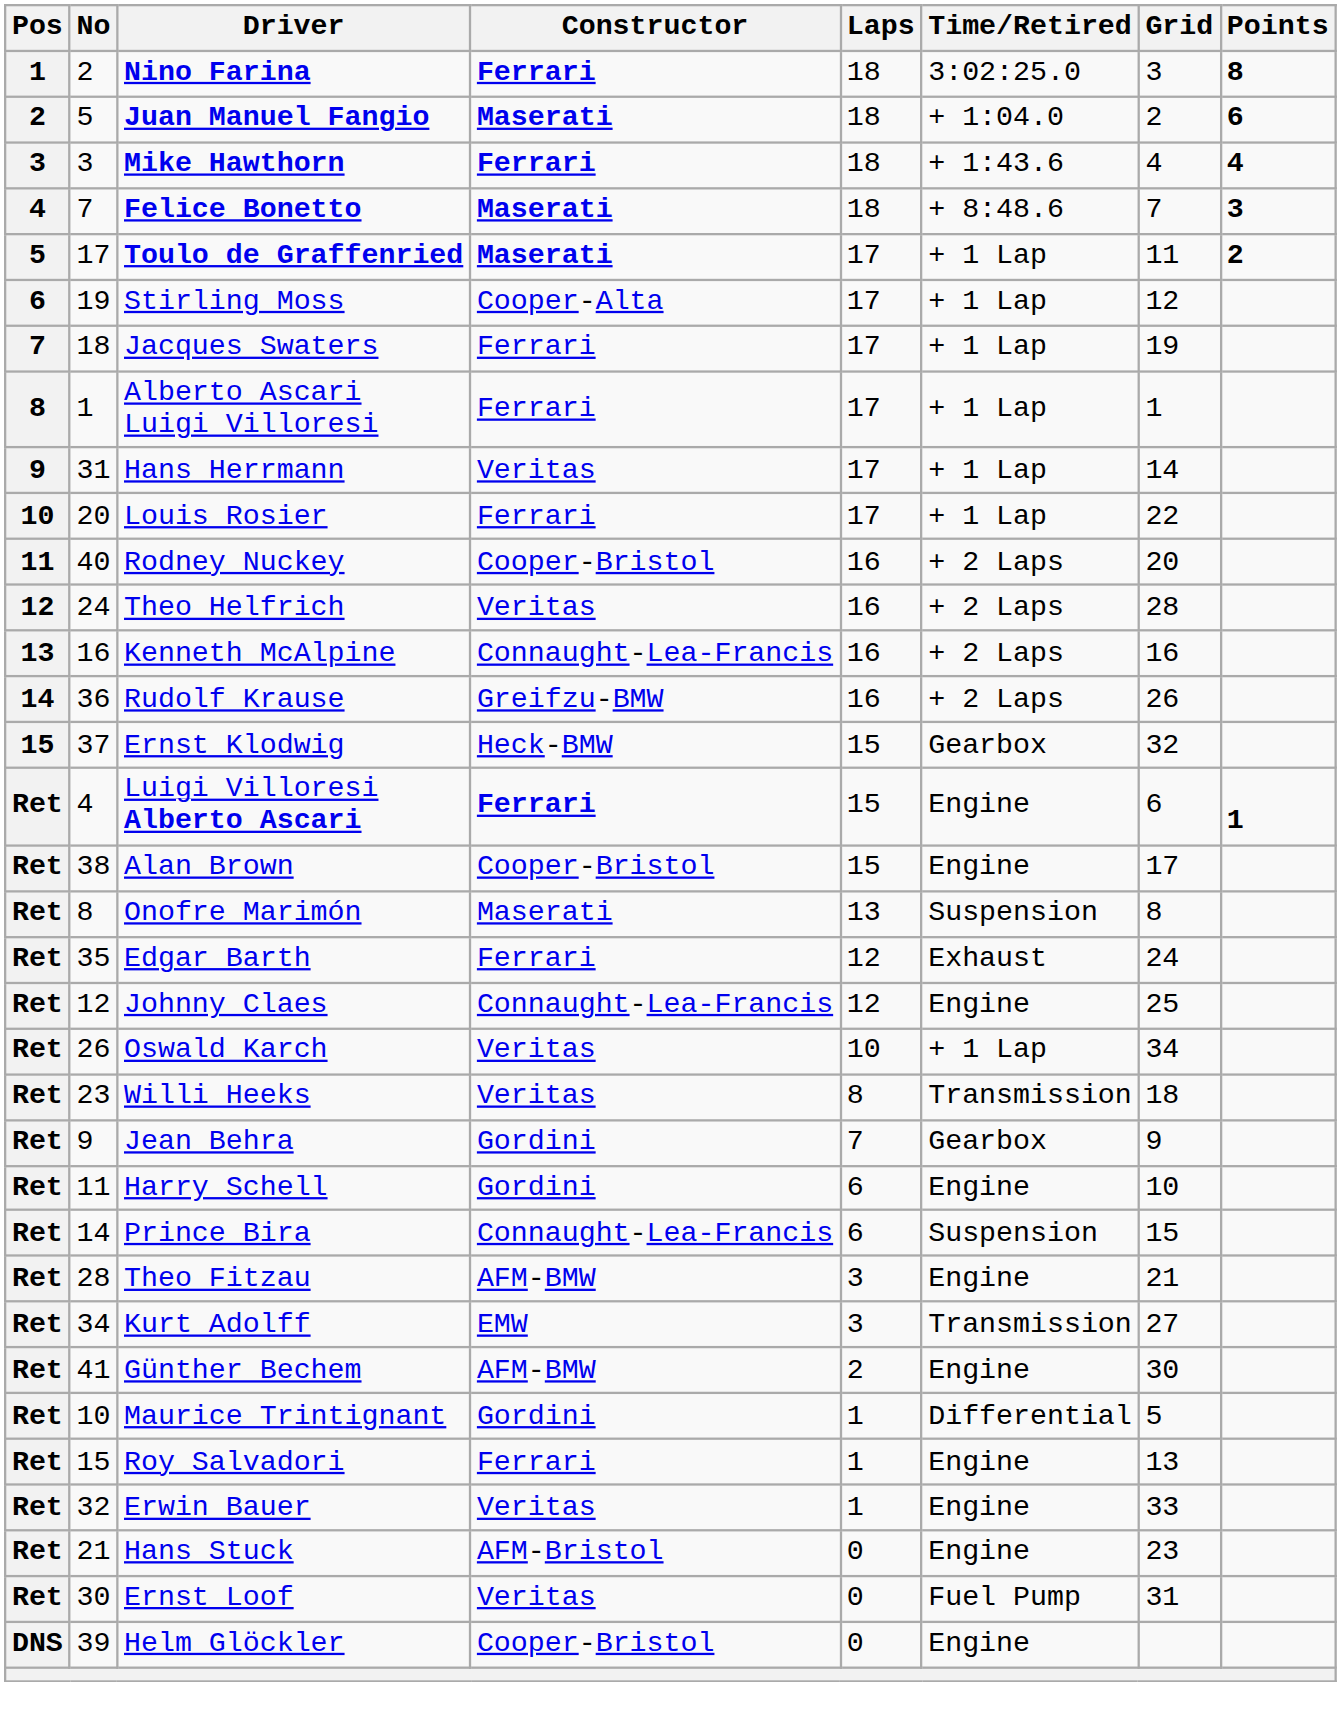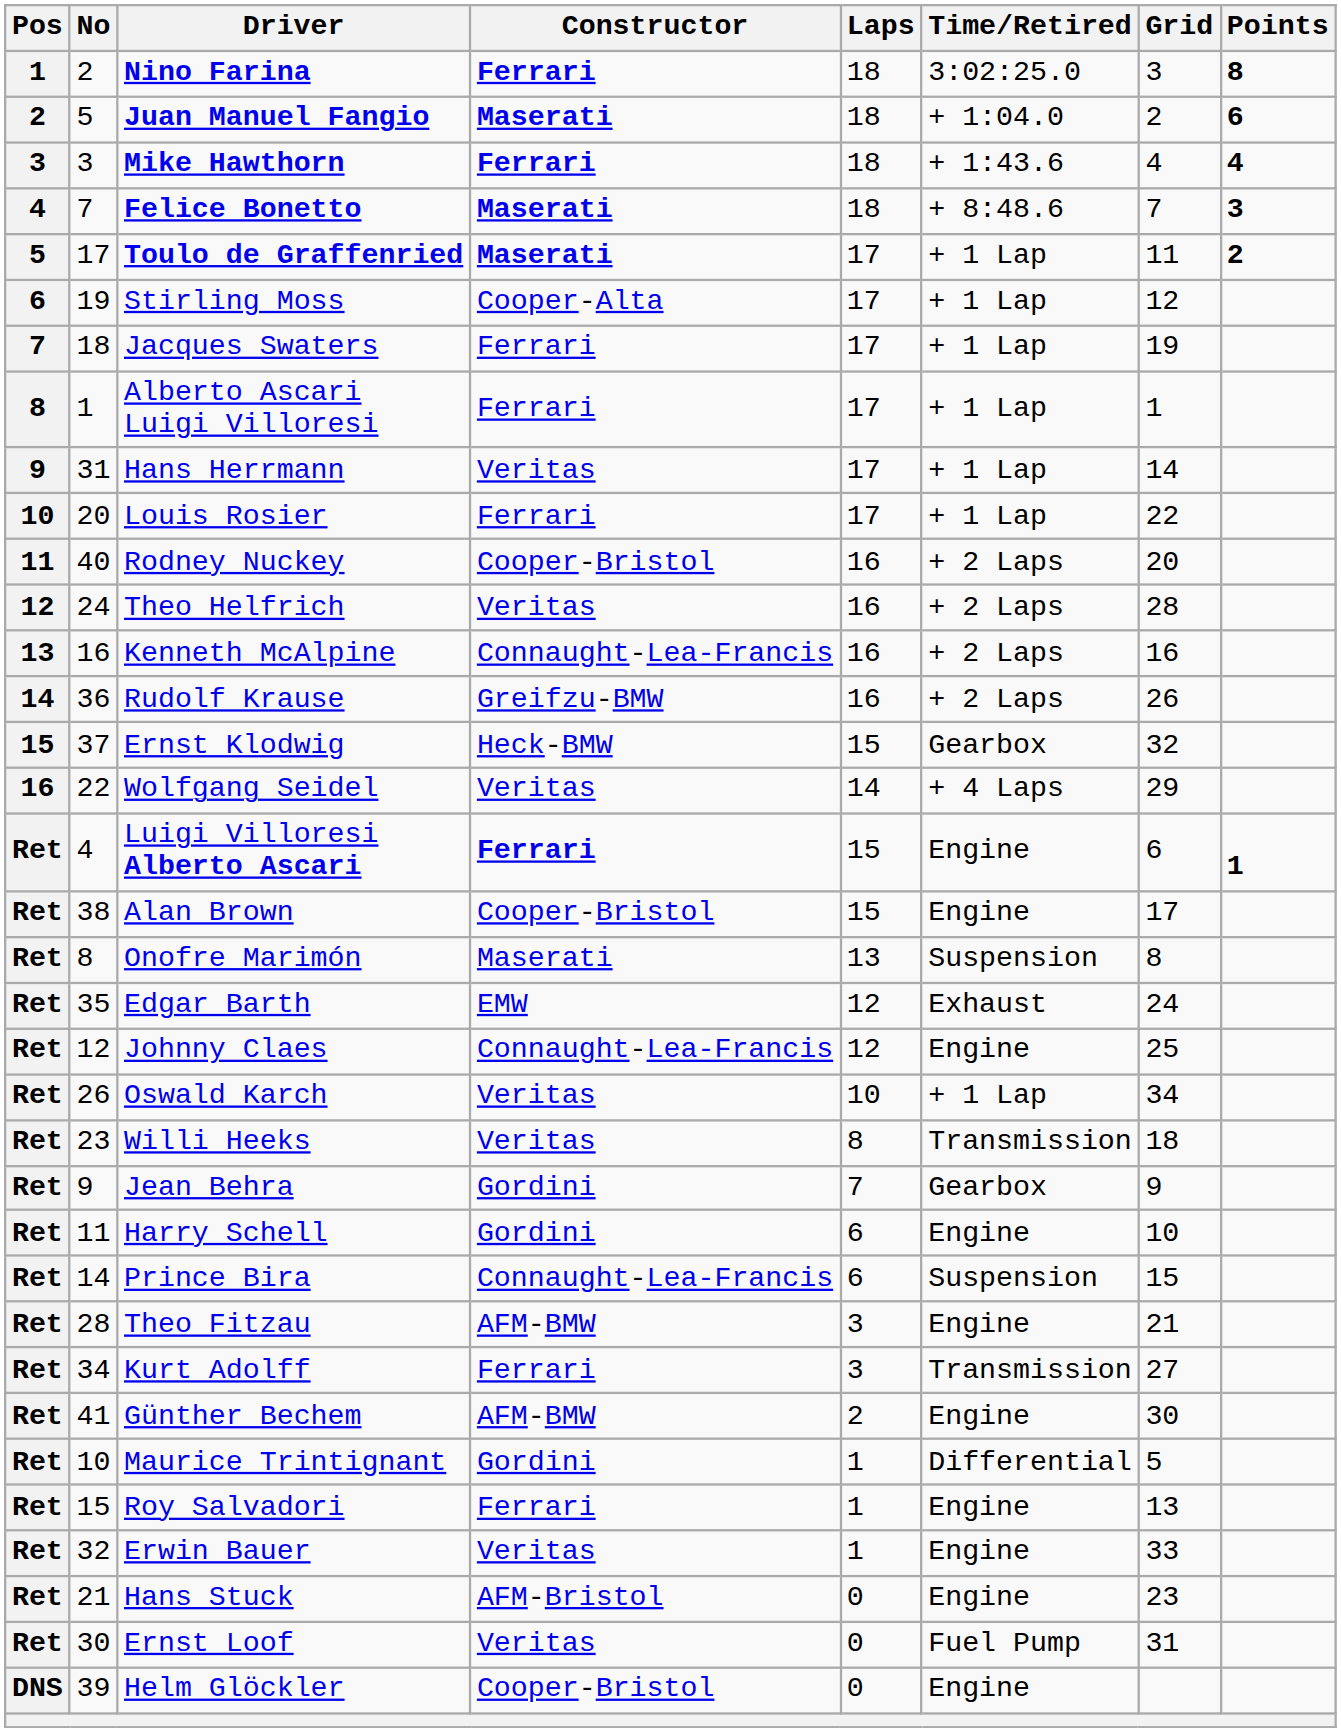+ row: (251, 791)
(536, 960) Ferrari -> (502, 1006) EMW
(502, 1325) EMW -> (536, 1371) Ferrari
